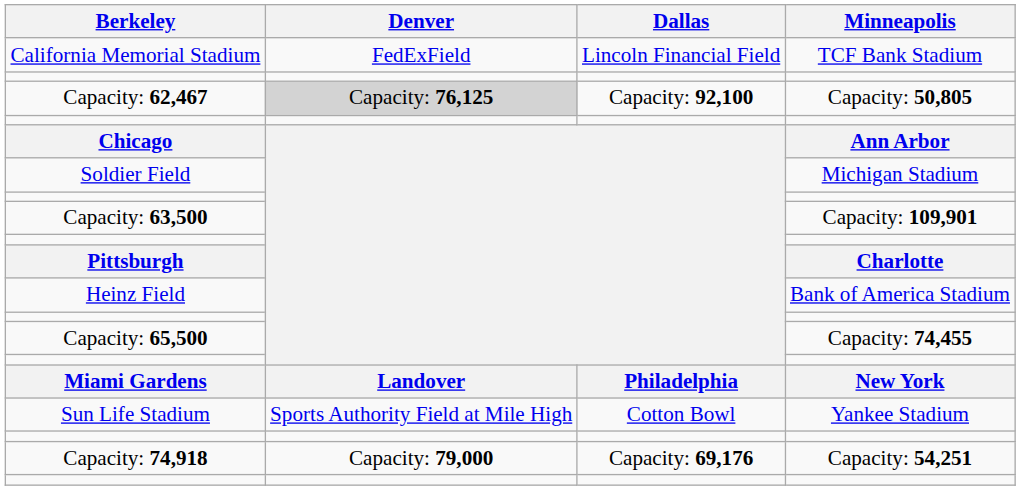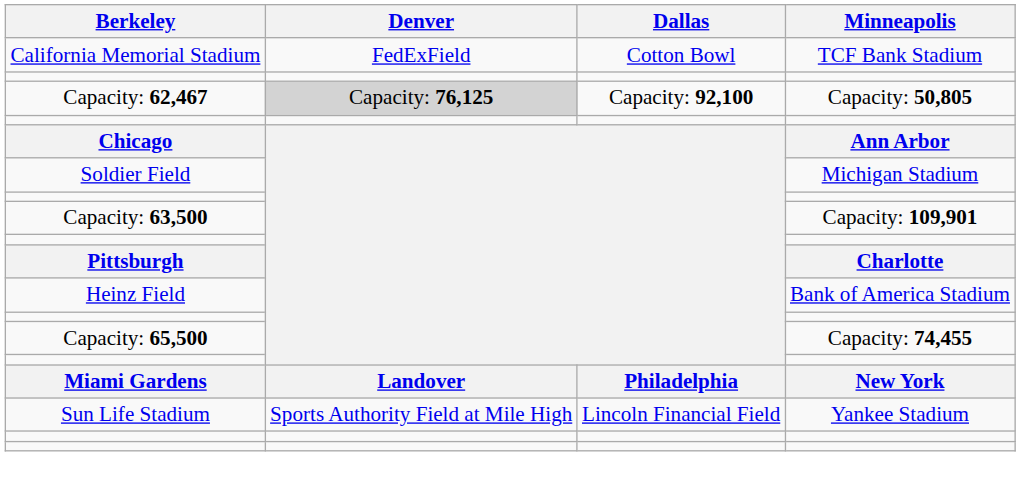(681, 54) Lincoln Financial Field -> (681, 54) Cotton Bowl
(681, 414) Cotton Bowl -> (681, 414) Lincoln Financial Field
- row: (135, 457)
